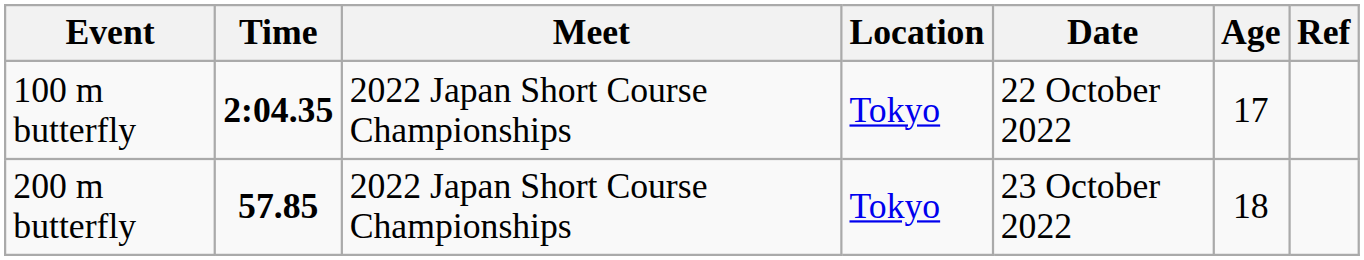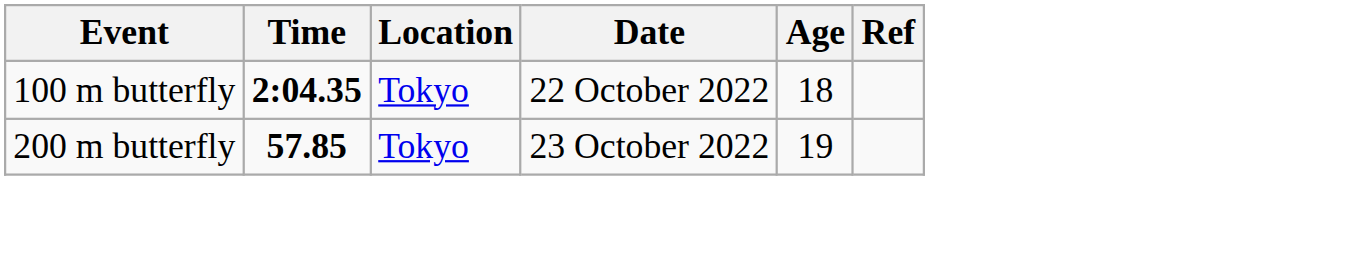- column: (591, 32)
(1251, 109) 17 -> (815, 89) 18
(1251, 206) 18 -> (815, 145) 19
